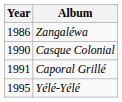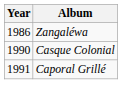- row: (58, 87)
